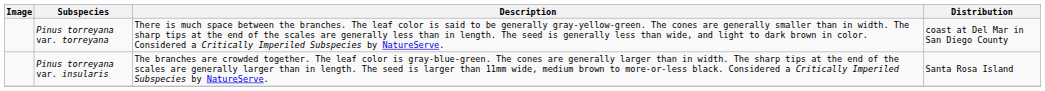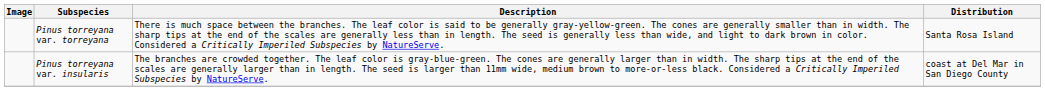(975, 35) coast at Del Mar in San Diego County -> (970, 35) Santa Rosa Island
(970, 69) Santa Rosa Island -> (975, 69) coast at Del Mar in San Diego County
